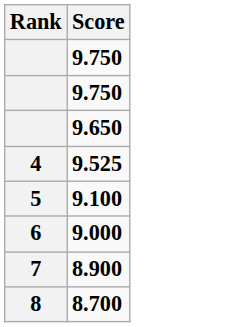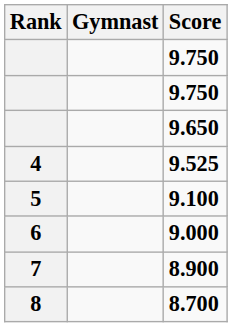+ column: (115, 22)
